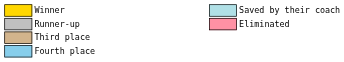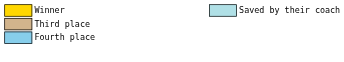- row: (57, 24)
